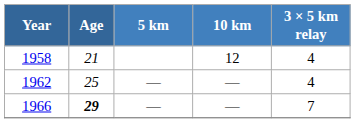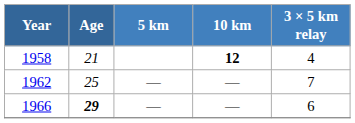(232, 58) normal -> (232, 58) bold
(311, 82) 4 -> (311, 82) 7
(311, 106) 7 -> (311, 106) 6
